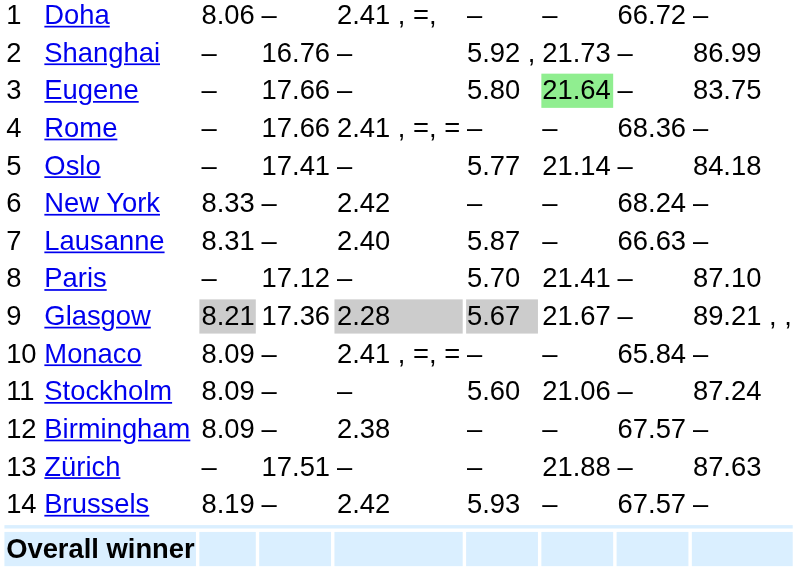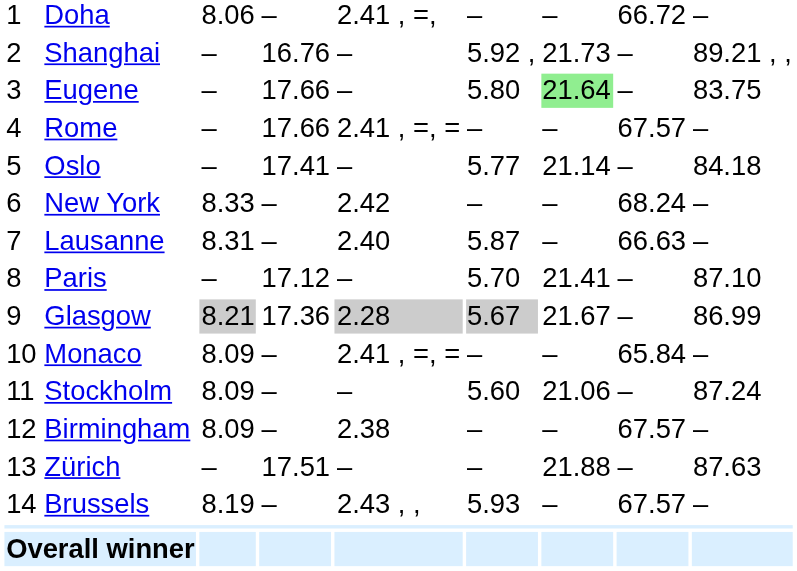(727, 52) 86.99 -> (742, 52) 89.21 , ,
(652, 128) 68.36 -> (652, 128) 67.57
(742, 316) 89.21 , , -> (727, 316) 86.99
(364, 504) 2.42 -> (379, 504) 2.43 , ,
